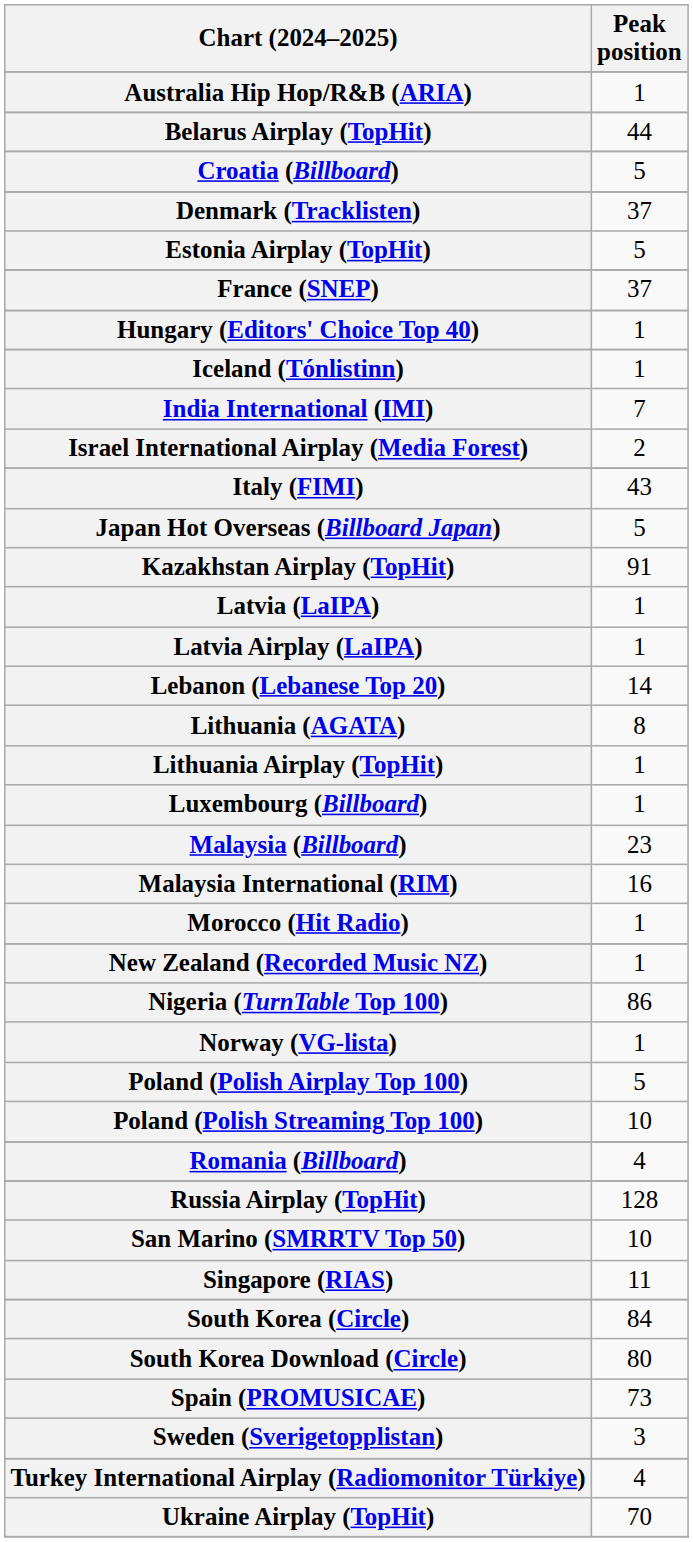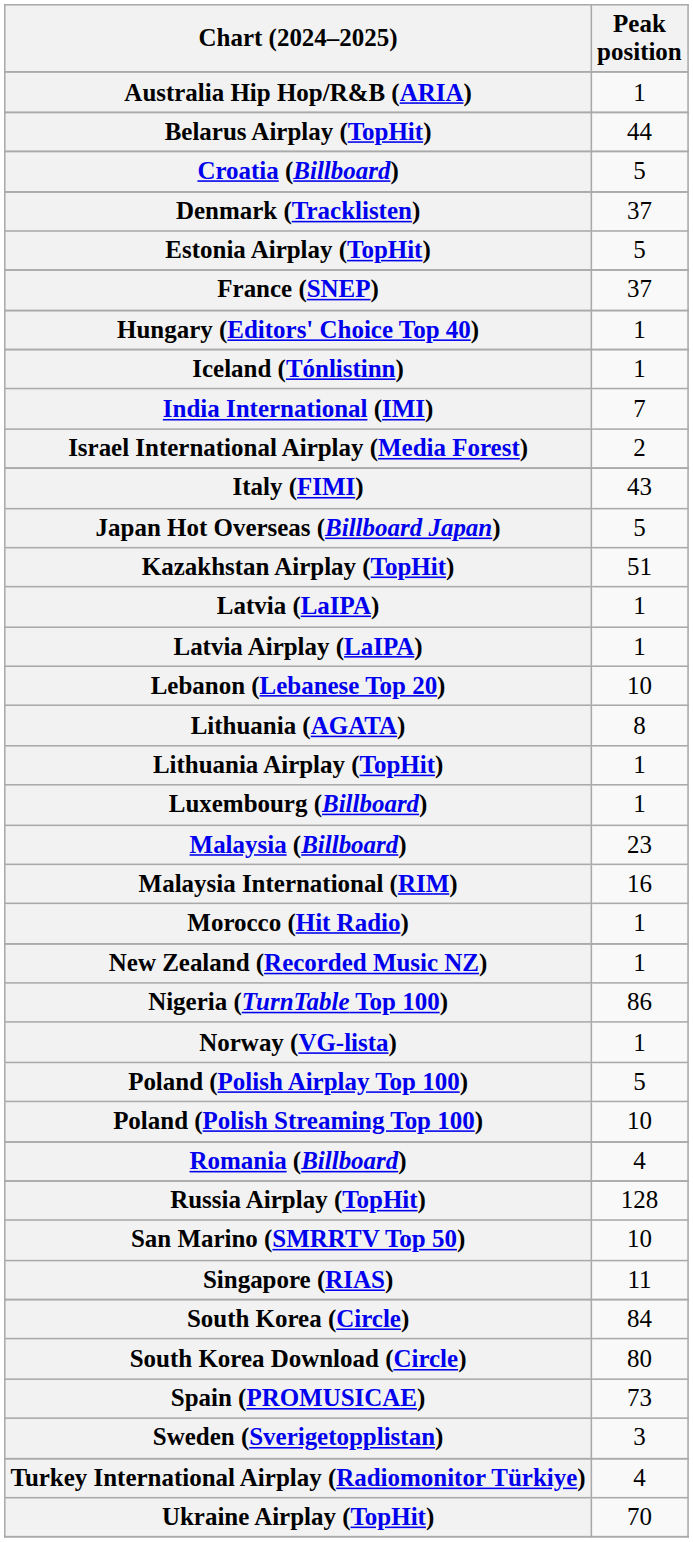(639, 566) 91 -> (639, 566) 51
(639, 685) 14 -> (639, 685) 10
